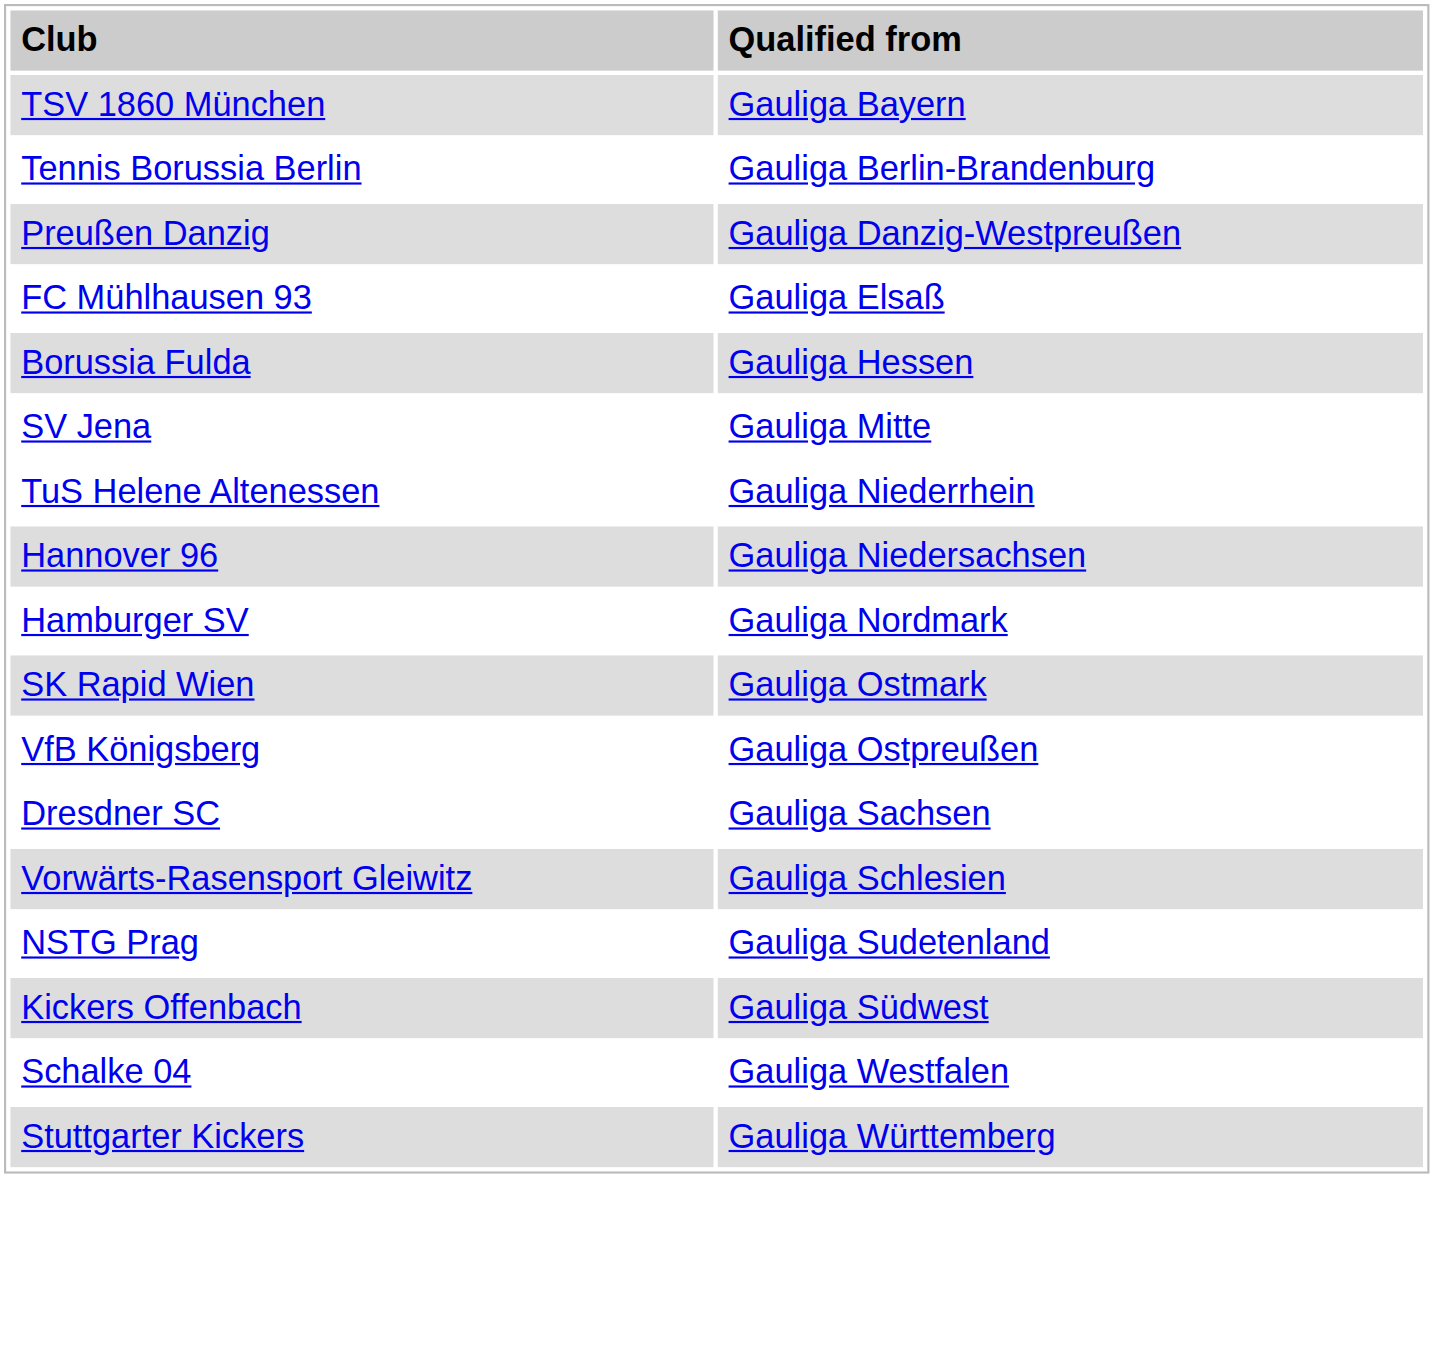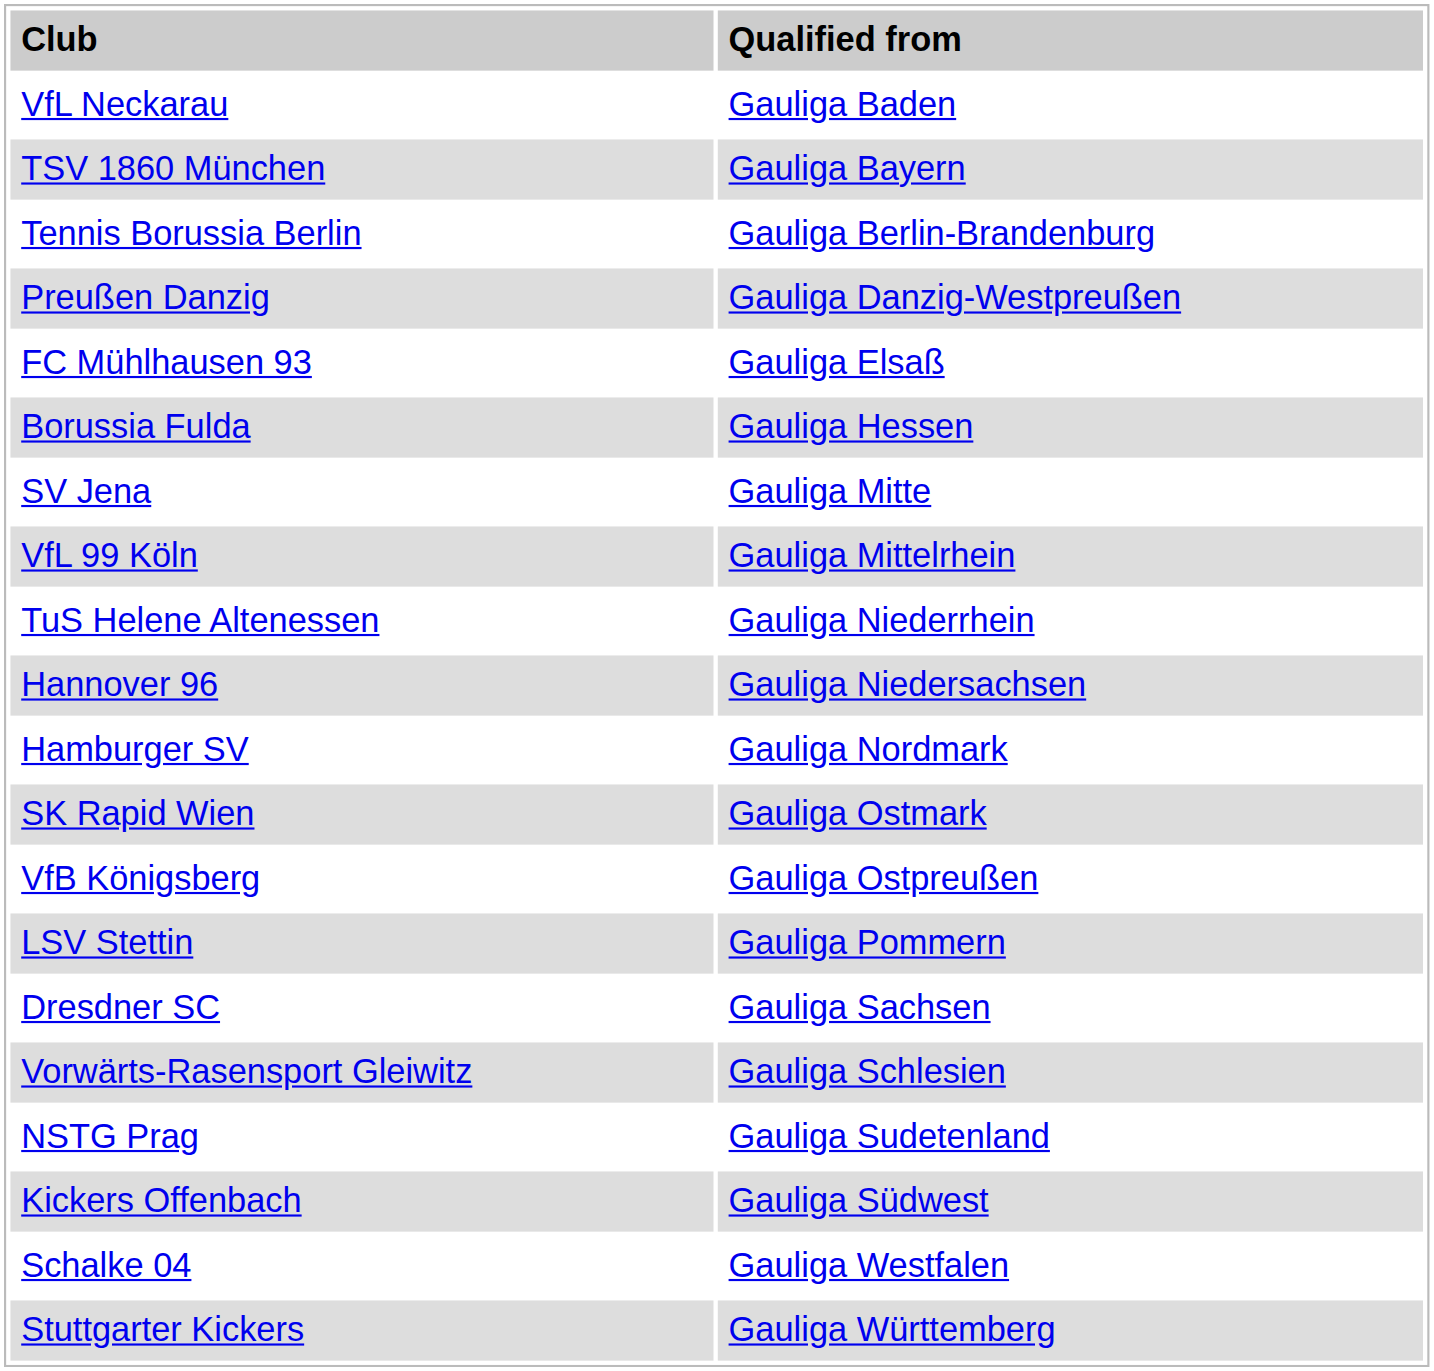+ row: (125, 104)
+ row: (110, 555)
+ row: (107, 942)
